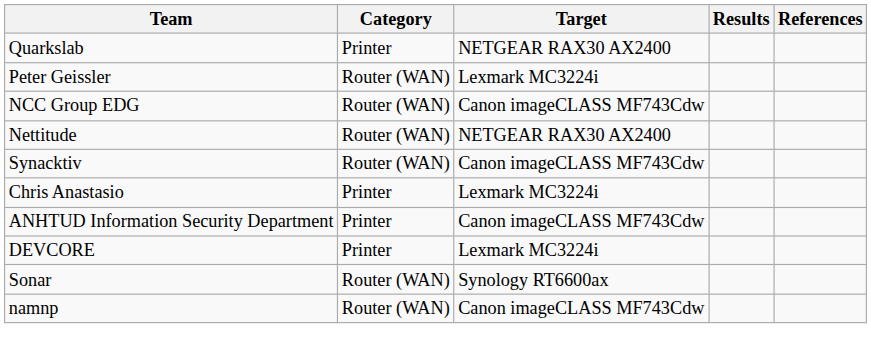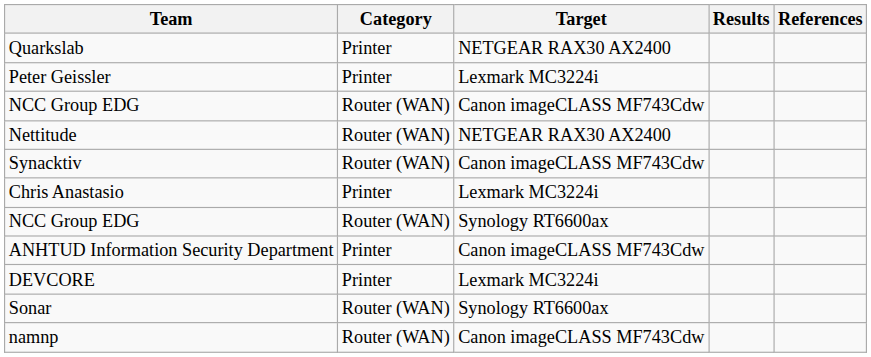(396, 76) Router (WAN) -> (367, 76) Printer
+ row: (74, 221)
